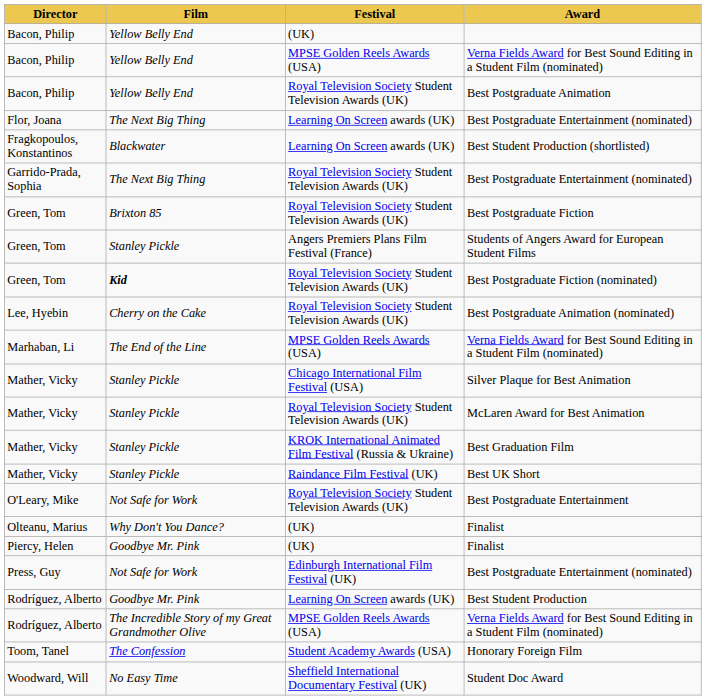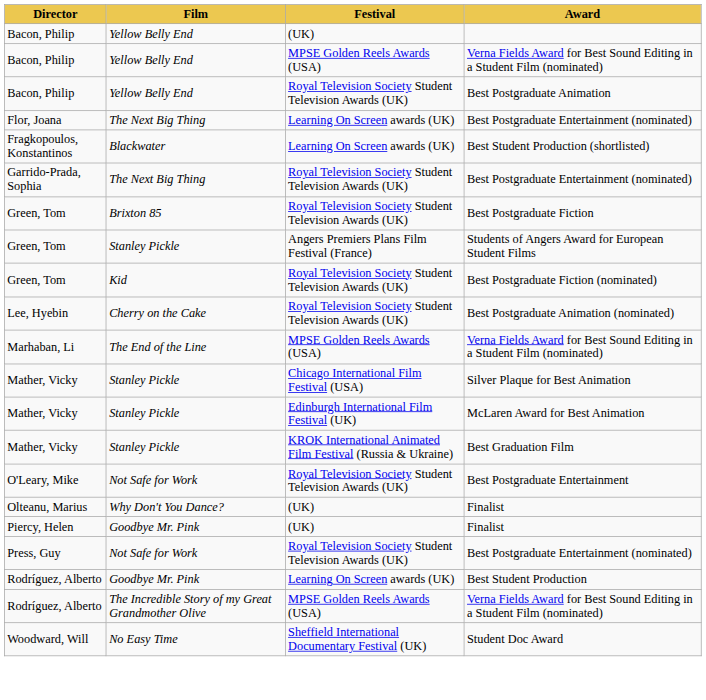(118, 280) bold -> (118, 280) normal
(370, 413) Royal Television Society Student Television Awards (UK) -> (360, 413) Edinburgh International Film Festival (UK)
- row: (42, 473)
(360, 572) Edinburgh International Film Festival (UK) -> (370, 553) Royal Television Society Student Television Awards (UK)
- row: (38, 652)
